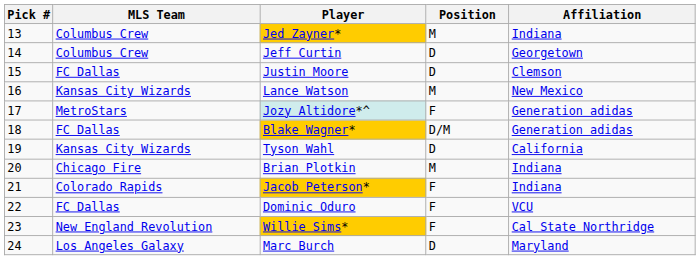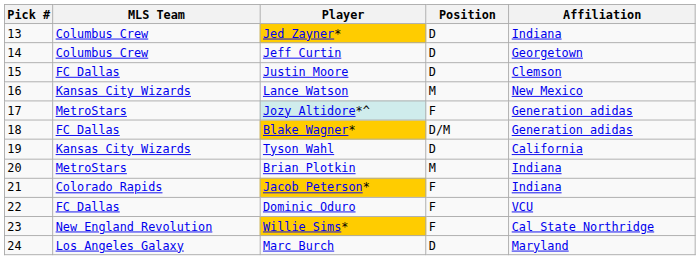(432, 33) M -> (432, 33) D
(98, 168) Chicago Fire -> (91, 168) MetroStars
